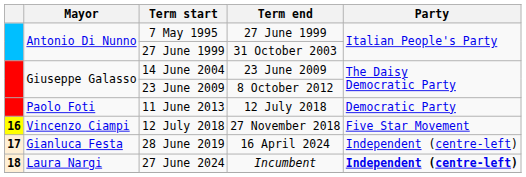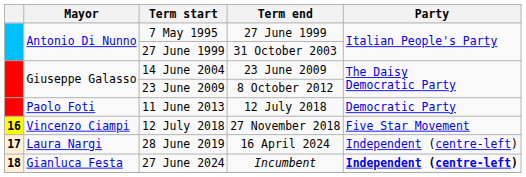(75, 144) Gianluca Festa -> (64, 144) Laura Nargi
(64, 163) Laura Nargi -> (75, 163) Gianluca Festa
